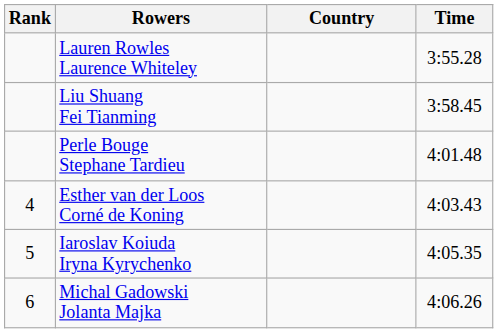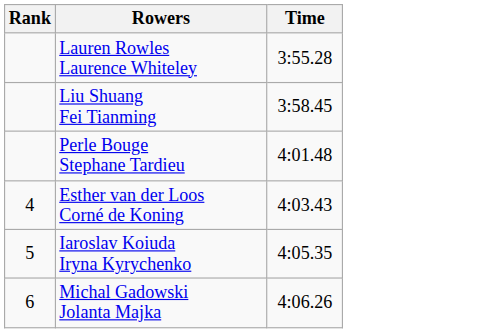- column: (342, 18)
